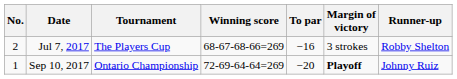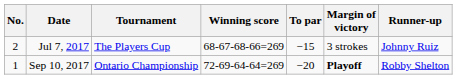(305, 46) −16 -> (305, 46) −15
(415, 46) Robby Shelton -> (410, 46) Johnny Ruiz
(410, 65) Johnny Ruiz -> (415, 65) Robby Shelton
